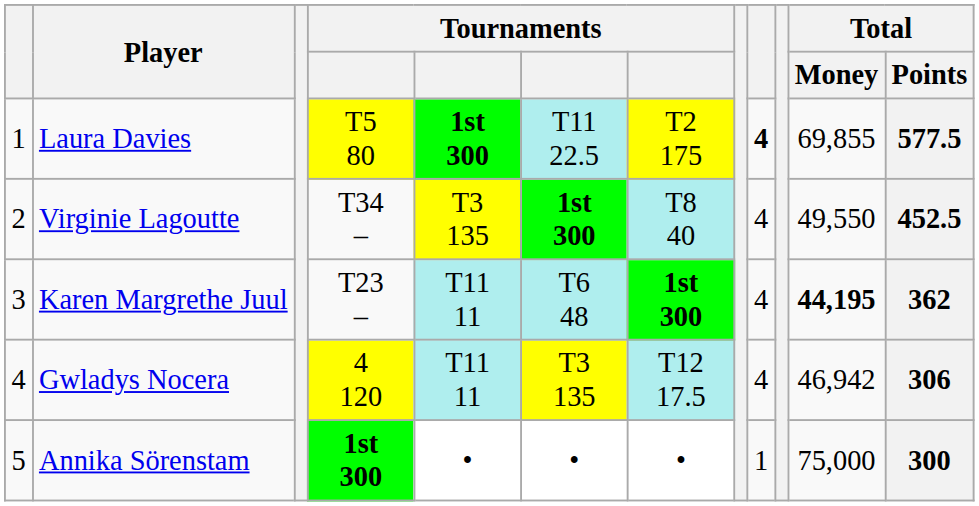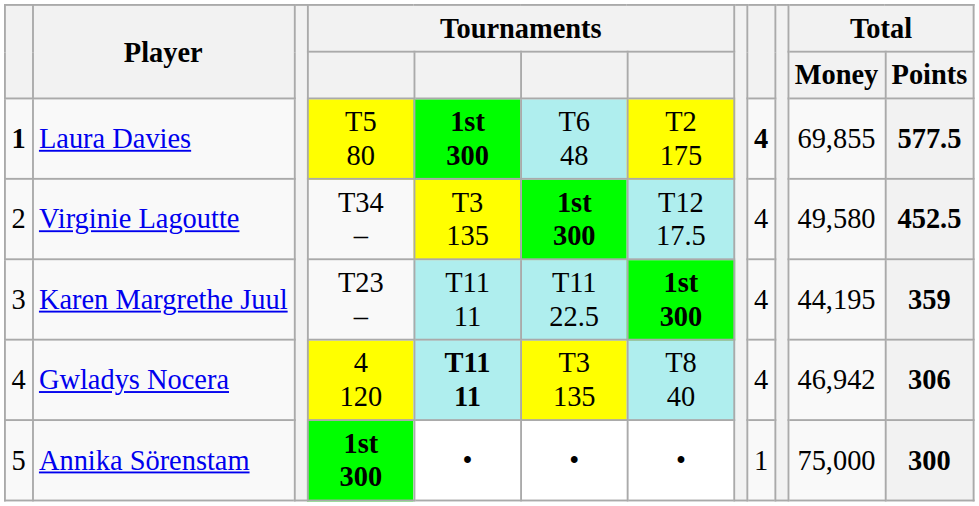(19, 138) normal -> (19, 138) bold
(574, 138) T11 22.5 -> (574, 138) T6 48
(681, 219) T8 40 -> (681, 219) T12 17.5
(837, 219) 49,550 -> (837, 219) 49,580
(574, 299) T6 48 -> (574, 299) T11 22.5
(837, 299) bold -> (837, 299) normal
(929, 299) 362 -> (929, 299) 359
(468, 380) normal -> (468, 380) bold
(681, 380) T12 17.5 -> (681, 380) T8 40
